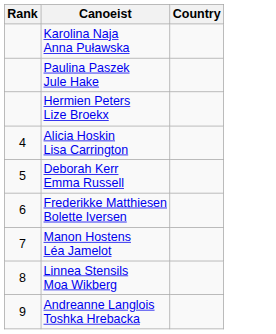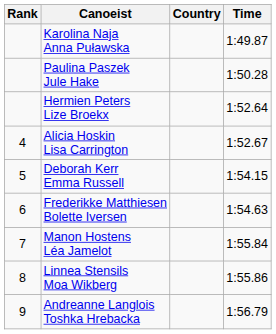+ column: (247, 14)
